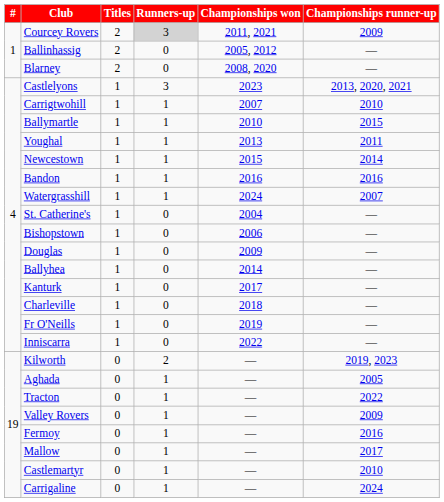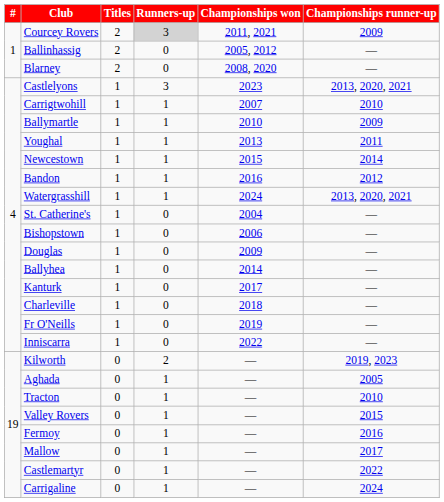(371, 123) 2015 -> (371, 123) 2009
(371, 178) 2016 -> (371, 178) 2012
(371, 196) 2007 -> (371, 196) 2013, 2020, 2021
(371, 397) 2022 -> (371, 397) 2010
(371, 415) 2009 -> (371, 415) 2015
(371, 470) 2010 -> (371, 470) 2022
